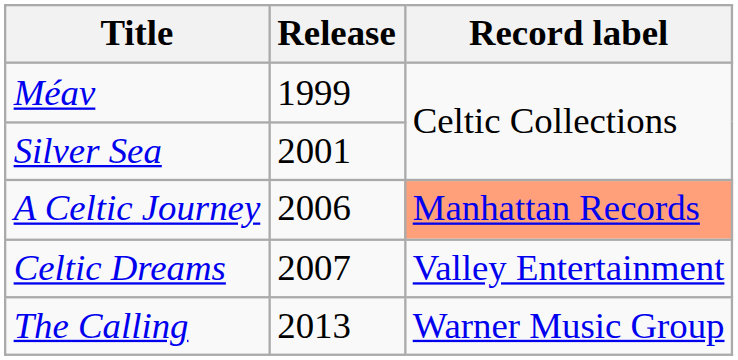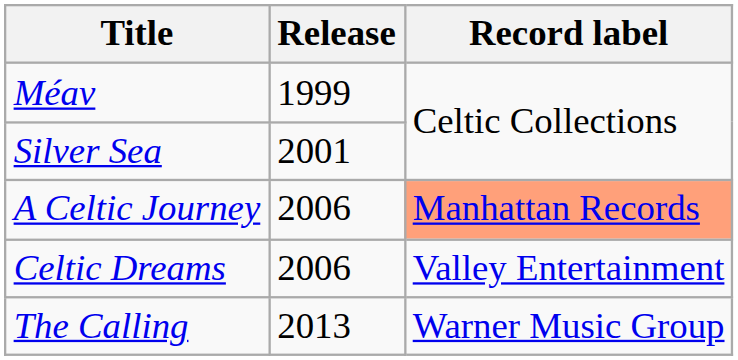(314, 267) 2007 -> (314, 267) 2006
